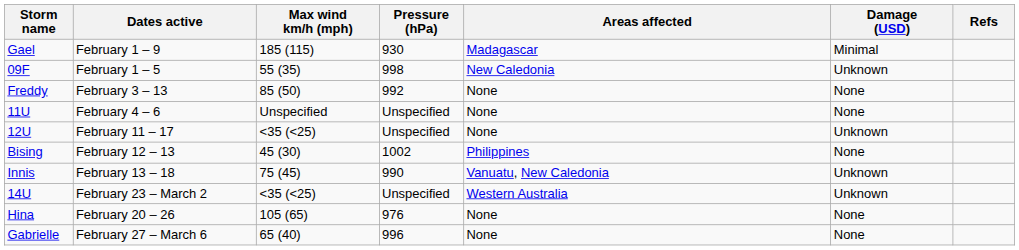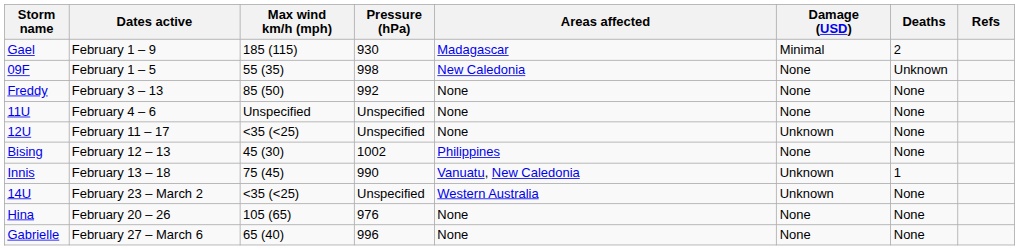+ column: (924, 22)
(861, 70) Unknown -> (795, 70) None
